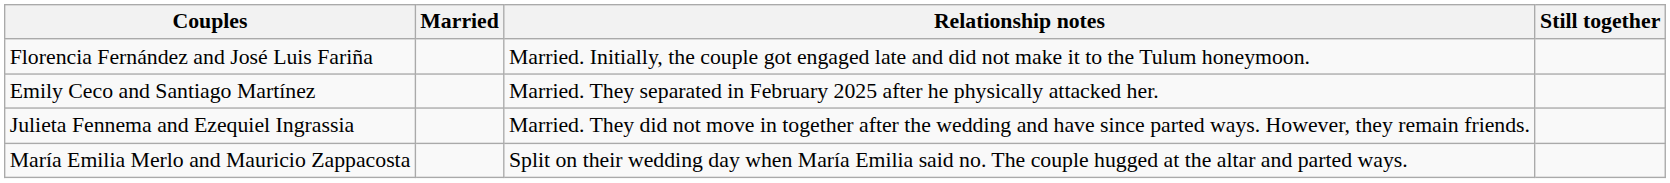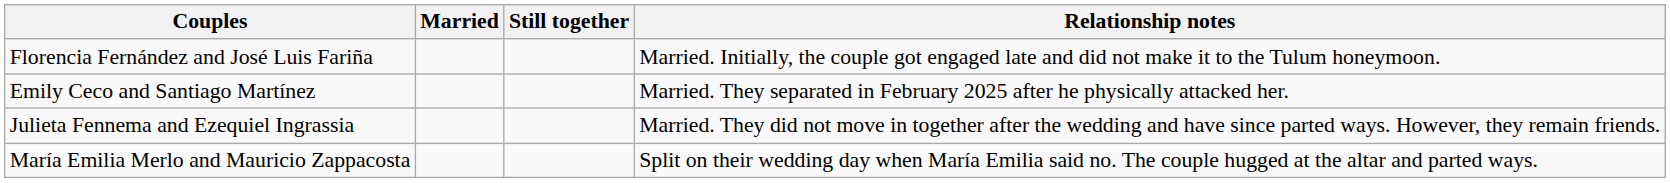columns swapped: (1600, 21) <-> (1019, 21)
